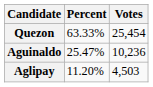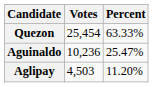columns swapped: (129, 14) <-> (87, 14)
